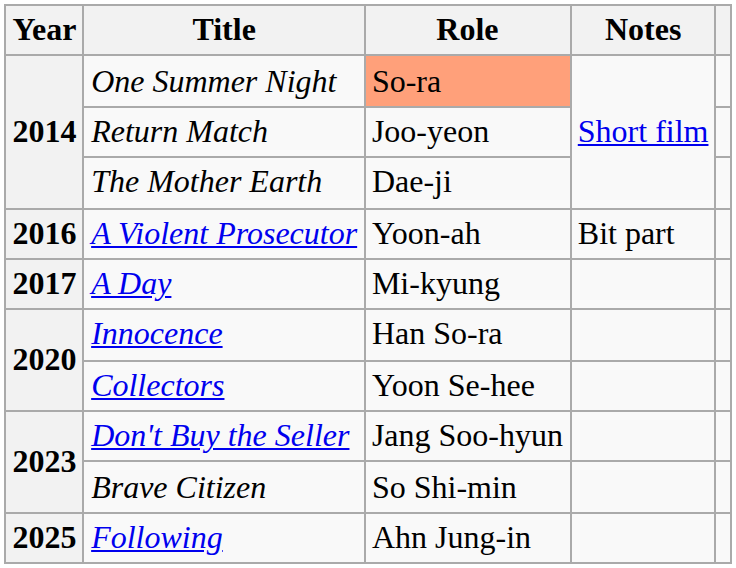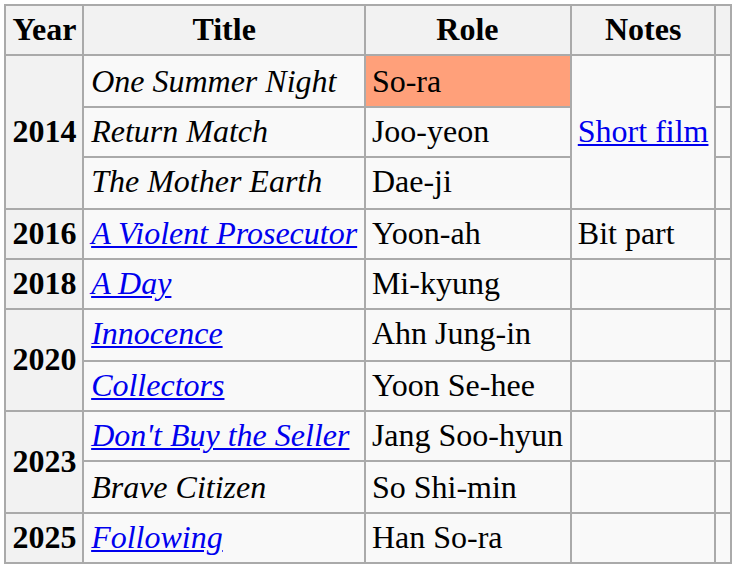(44, 283) 2017 -> (44, 283) 2018
(437, 334) Han So-ra -> (451, 334) Ahn Jung-in
(451, 537) Ahn Jung-in -> (437, 537) Han So-ra
